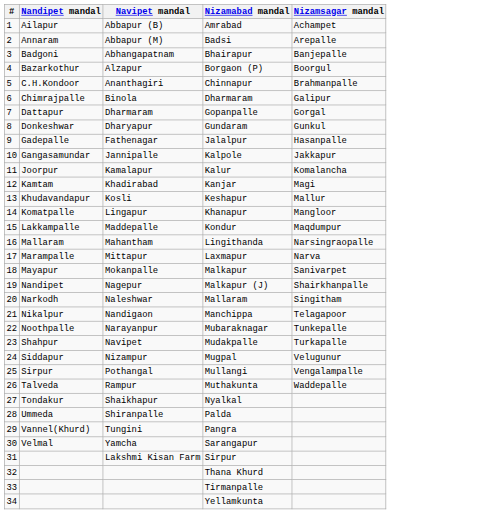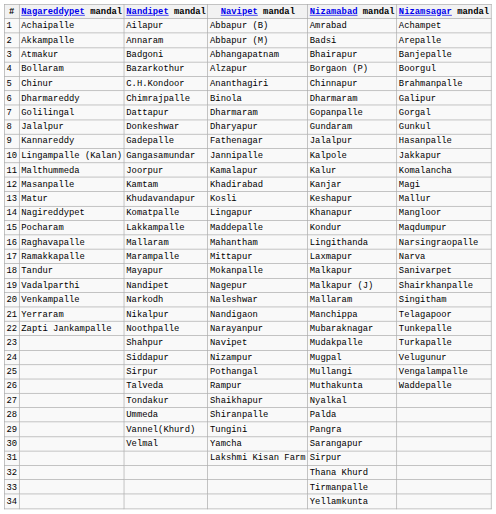+ column: (72, 12)
